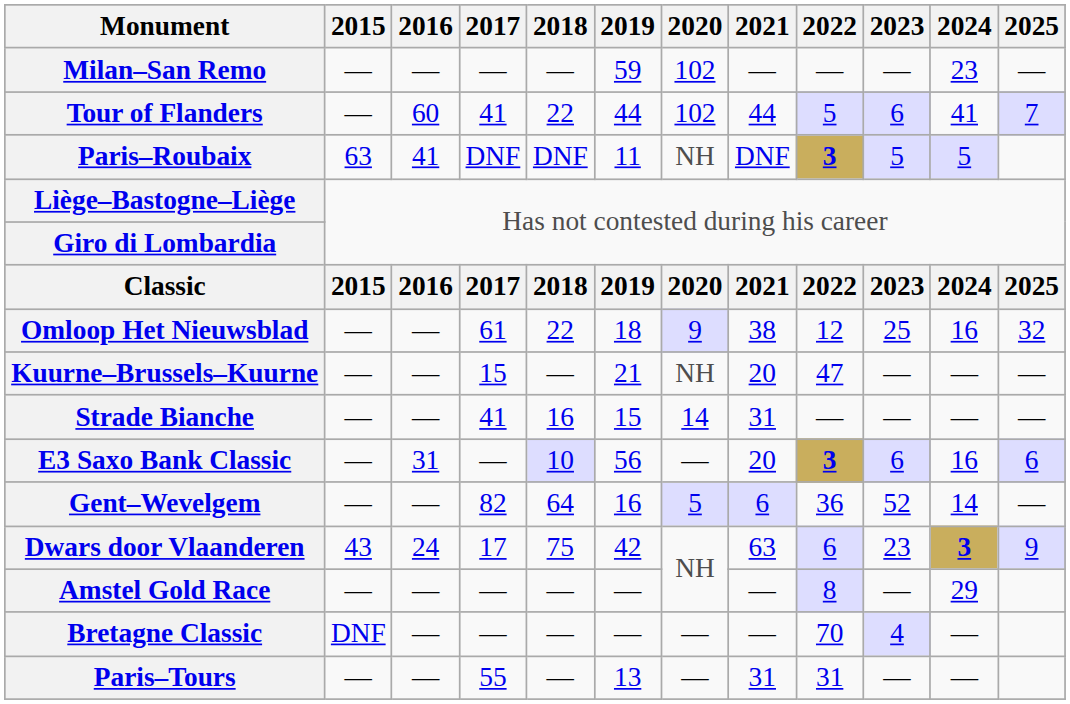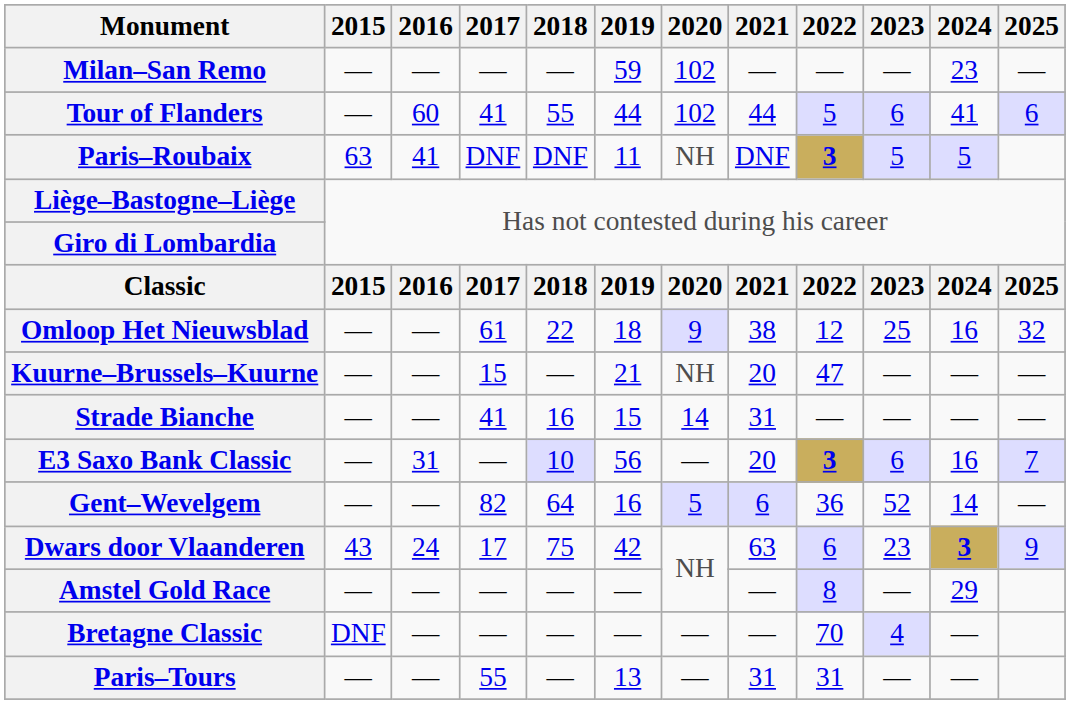(560, 112) 22 -> (560, 112) 55
(1032, 112) 7 -> (1032, 112) 6
(1032, 460) 6 -> (1032, 460) 7
